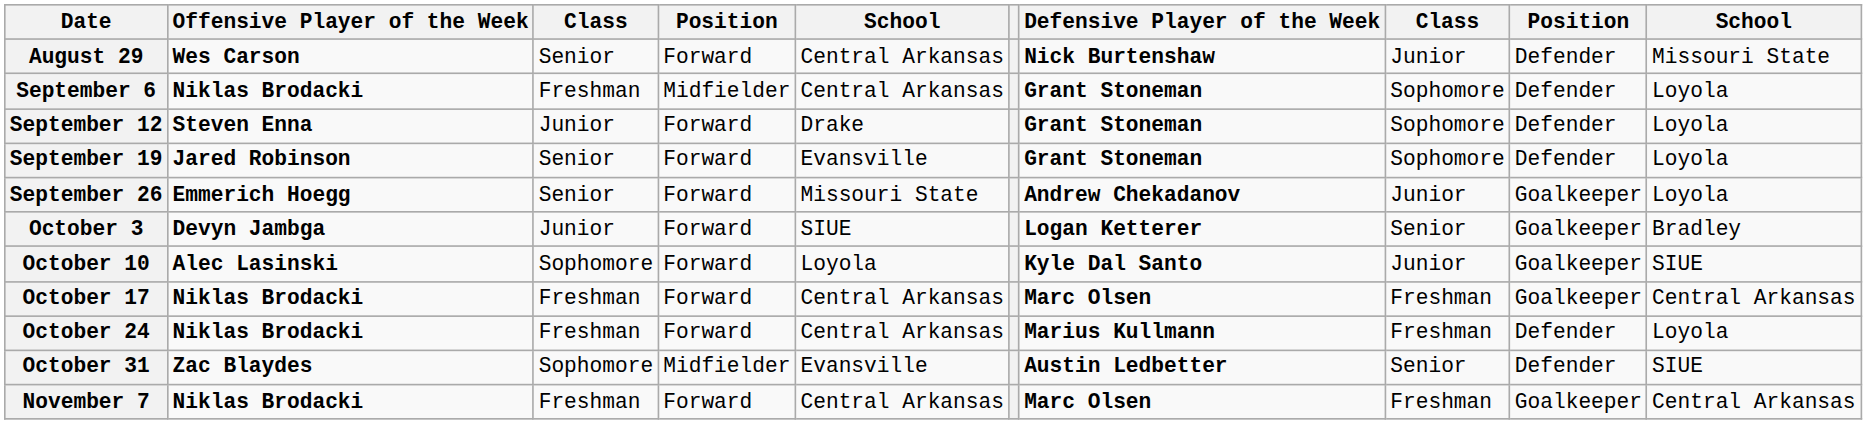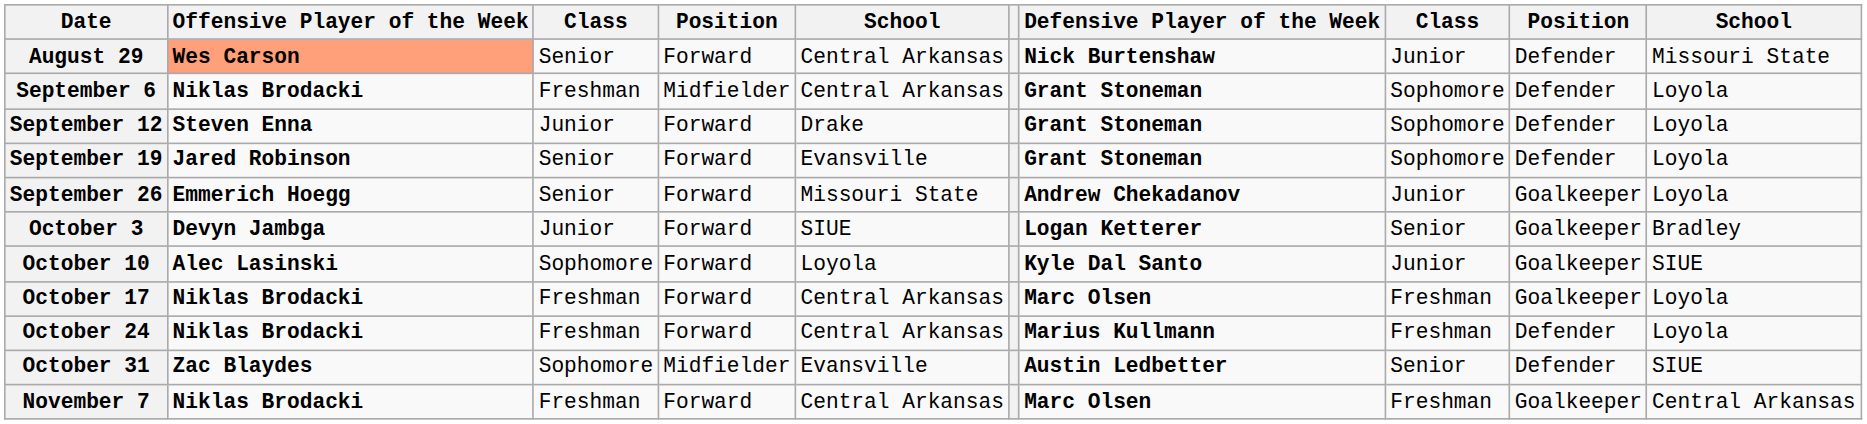(236, 57) no background -> (236, 57) lightsalmon background
(1754, 298) Central Arkansas -> (1690, 298) Loyola
